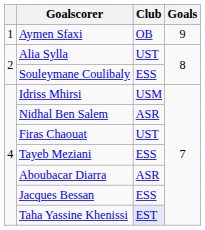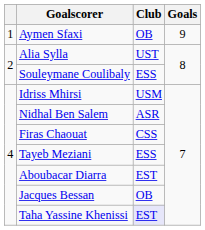(147, 135) UST -> (146, 135) CSS
(147, 175) ASR -> (146, 175) EST
(146, 195) ESS -> (144, 195) OB
